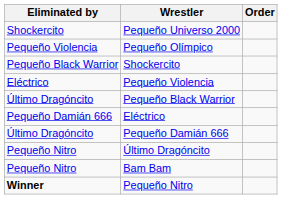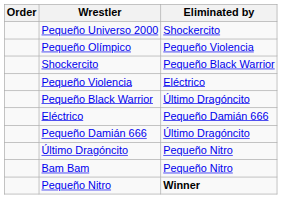columns swapped: (260, 13) <-> (63, 13)
